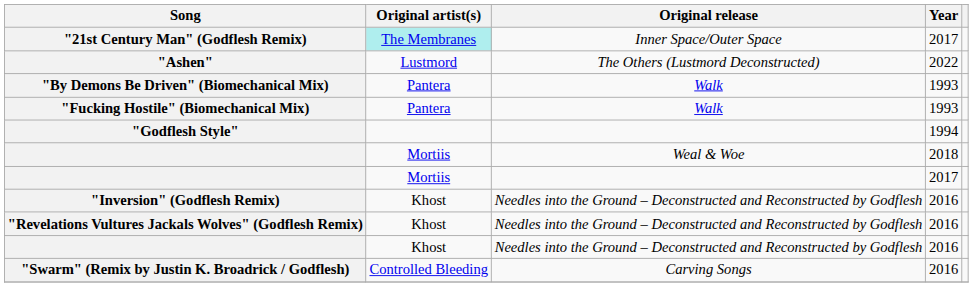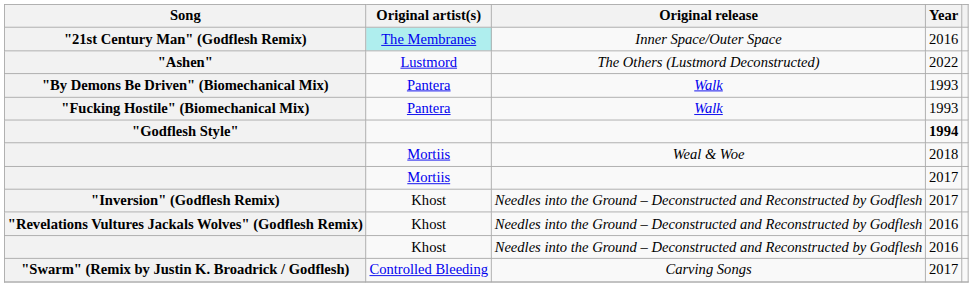(944, 39) 2017 -> (944, 39) 2016
(944, 131) normal -> (944, 131) bold
(944, 200) 2016 -> (944, 200) 2017
(944, 270) 2016 -> (944, 270) 2017
